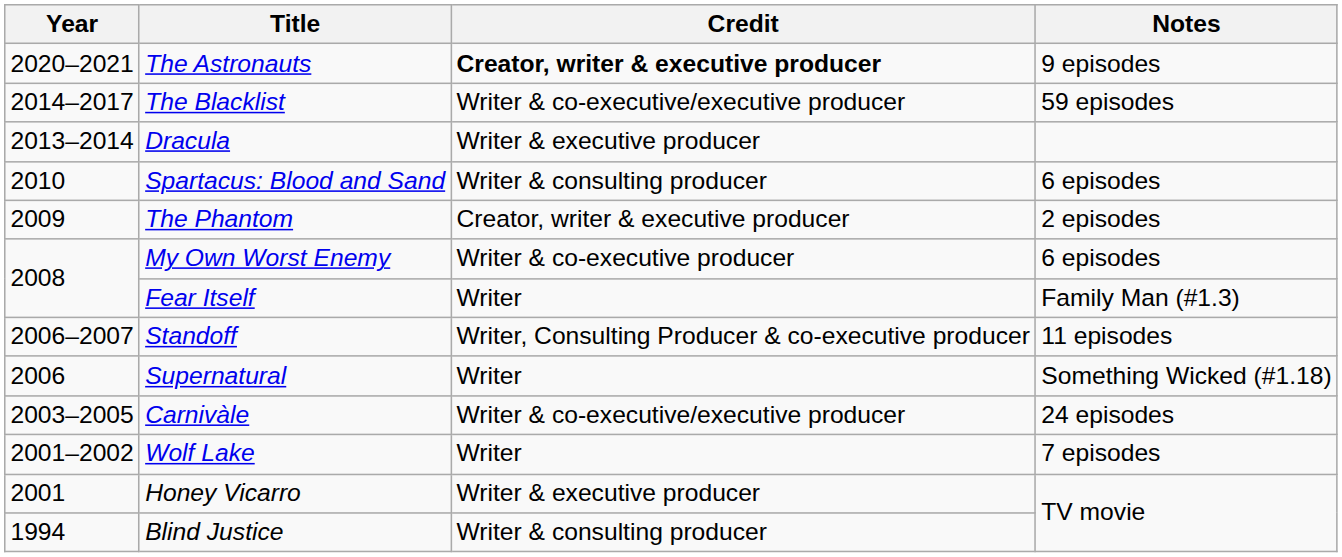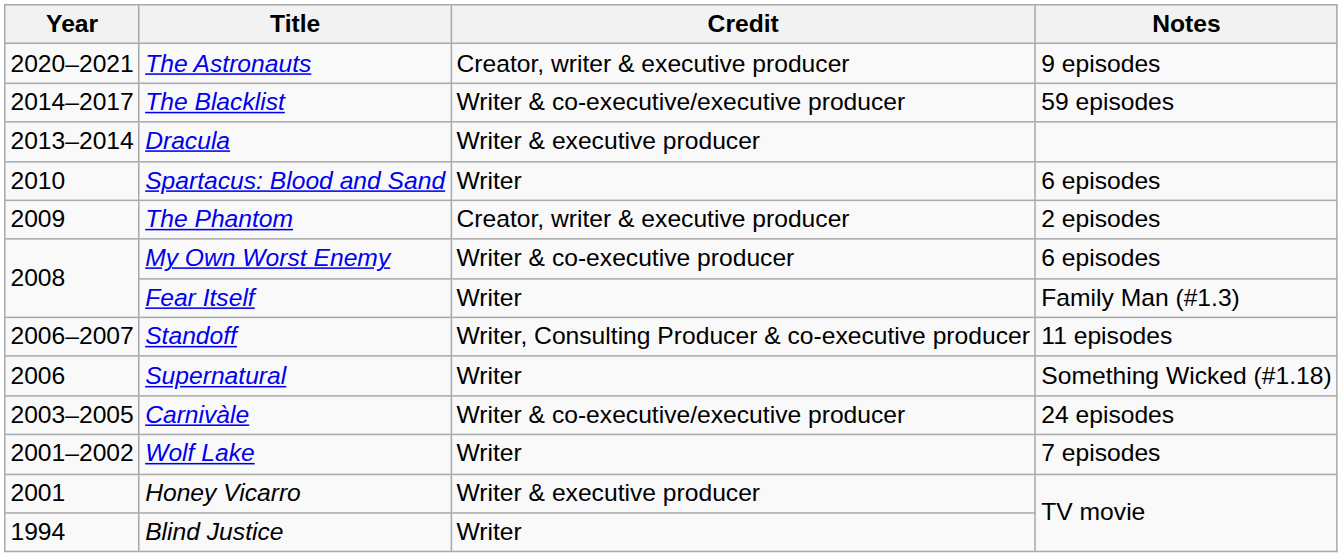(669, 63) bold -> (653, 63) normal
(612, 180) Writer & consulting producer -> (489, 180) Writer
(612, 532) Writer & consulting producer -> (489, 532) Writer
